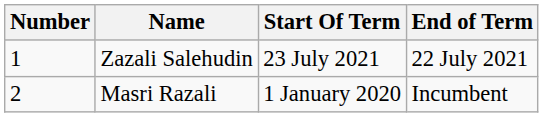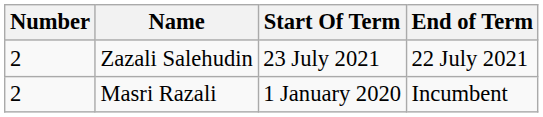(16, 58) 1 -> (16, 58) 2
